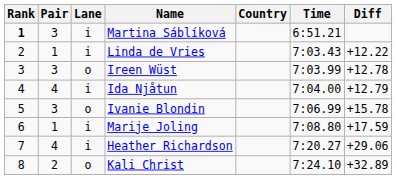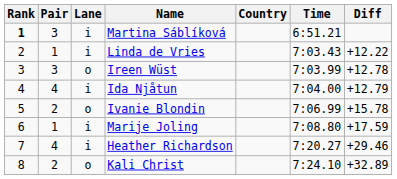(55, 108) 3 -> (55, 108) 2
(368, 146) +29.06 -> (368, 146) +29.46
